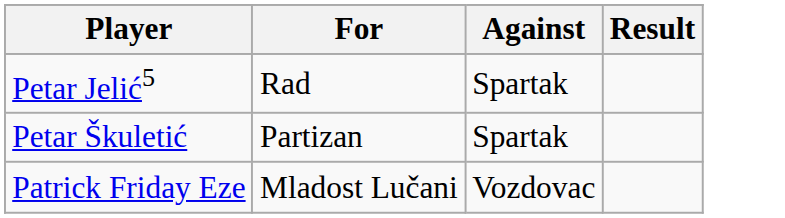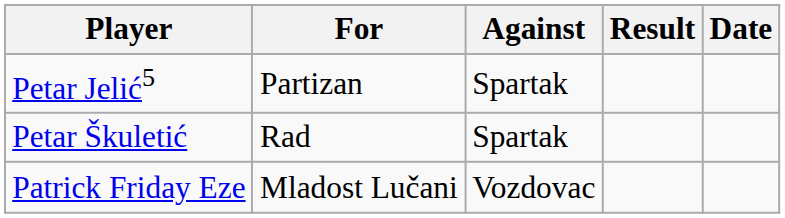+ column: (741, 29)
(285, 83) Rad -> (311, 83) Partizan
(311, 137) Partizan -> (285, 137) Rad
